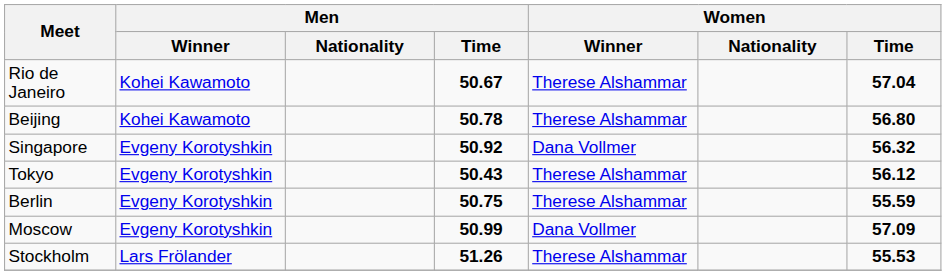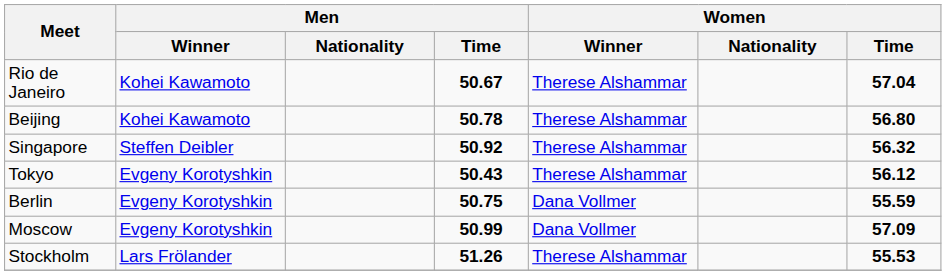(196, 147) Evgeny Korotyshkin -> (176, 147) Steffen Deibler
(584, 147) Dana Vollmer -> (610, 147) Therese Alshammar
(610, 202) Therese Alshammar -> (584, 202) Dana Vollmer
